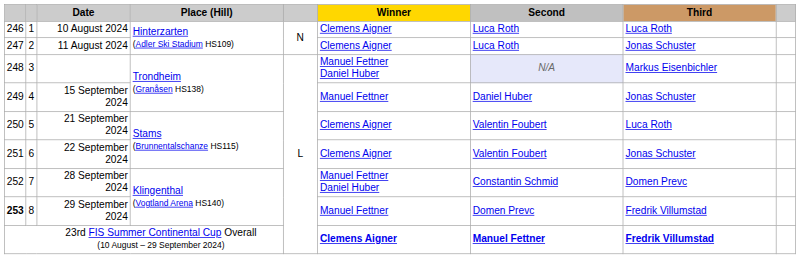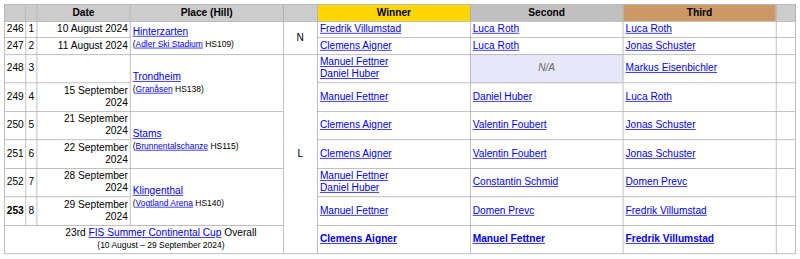(356, 29) Clemens Aigner -> (360, 29) Fredrik Villumstad
(661, 96) Jonas Schuster -> (649, 96) Luca Roth
(649, 125) Luca Roth -> (661, 125) Jonas Schuster
